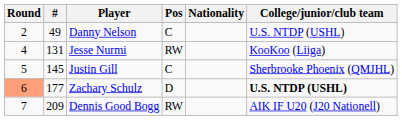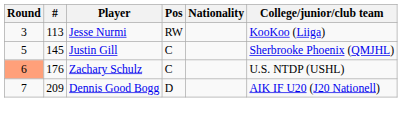- row: (103, 32)
(24, 50) 4 -> (24, 32) 3
(55, 50) 131 -> (55, 32) 113
(55, 87) 177 -> (55, 69) 176
(169, 87) D -> (169, 69) C
(298, 87) bold -> (297, 69) normal
(174, 106) RW -> (169, 87) D
